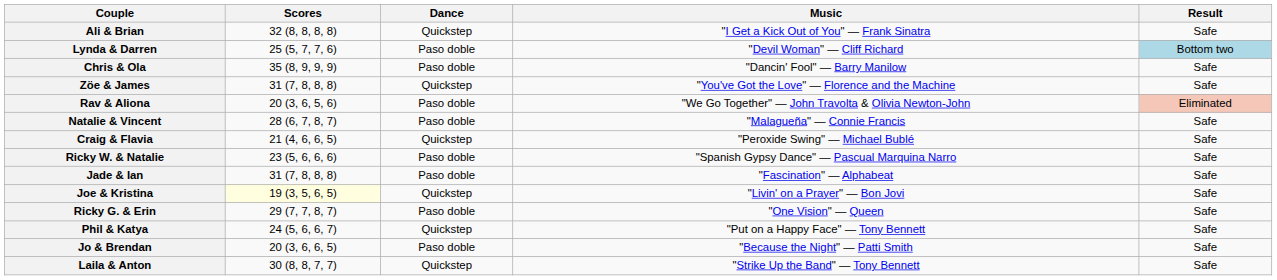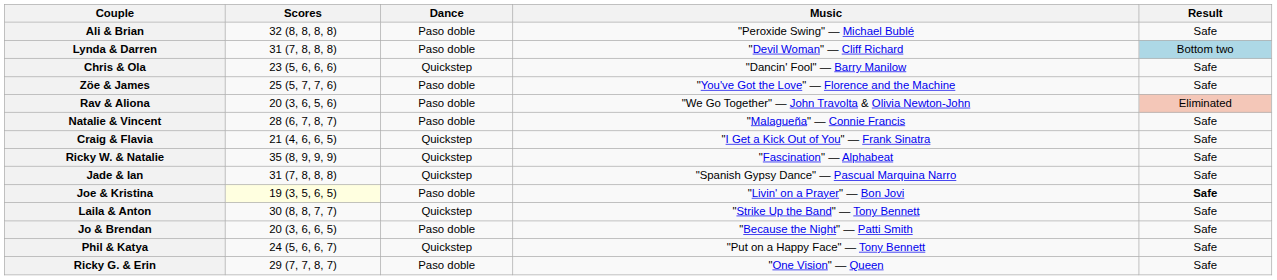(447, 31) Quickstep -> (447, 31) Paso doble
(826, 31) "I Get a Kick Out of You" — Frank Sinatra -> (826, 31) "Peroxide Swing" — Michael Bublé
(303, 49) 25 (5, 7, 7, 6) -> (303, 49) 31 (7, 8, 8, 8)
(303, 67) 35 (8, 9, 9, 9) -> (303, 67) 23 (5, 6, 6, 6)
(447, 67) Paso doble -> (447, 67) Quickstep
(303, 85) 31 (7, 8, 8, 8) -> (303, 85) 25 (5, 7, 7, 6)
(447, 85) Quickstep -> (447, 85) Paso doble
(826, 139) "Peroxide Swing" — Michael Bublé -> (826, 139) "I Get a Kick Out of You" — Frank Sinatra
(303, 157) 23 (5, 6, 6, 6) -> (303, 157) 35 (8, 9, 9, 9)
(447, 157) Paso doble -> (447, 157) Quickstep
(826, 157) "Spanish Gypsy Dance" — Pascual Marquina Narro -> (826, 157) "Fascination" — Alphabeat
(447, 175) Paso doble -> (447, 175) Quickstep
(826, 175) "Fascination" — Alphabeat -> (826, 175) "Spanish Gypsy Dance" — Pascual Marquina Narro
(447, 193) Quickstep -> (447, 193) Paso doble
(1205, 193) normal -> (1205, 193) bold
rows swapped: (115, 265) <-> (115, 211)
rows swapped: (115, 247) <-> (115, 229)
